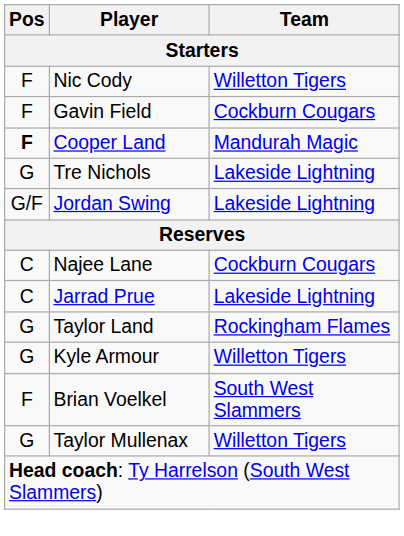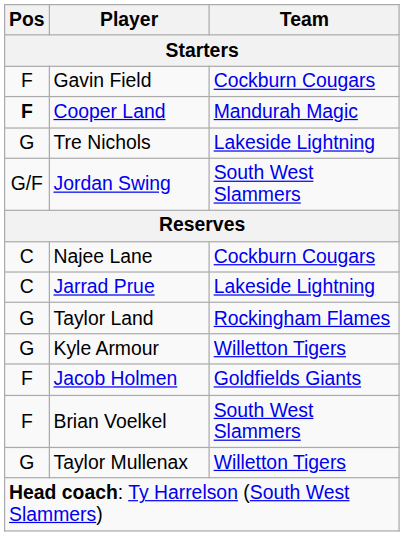- row: (93, 81)
(294, 204) Lakeside Lightning -> (264, 184) South West Slammers
+ row: (115, 379)
